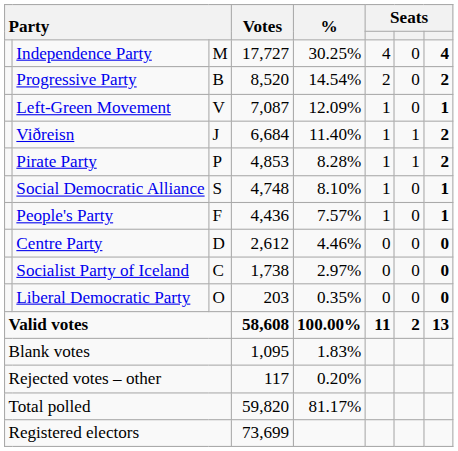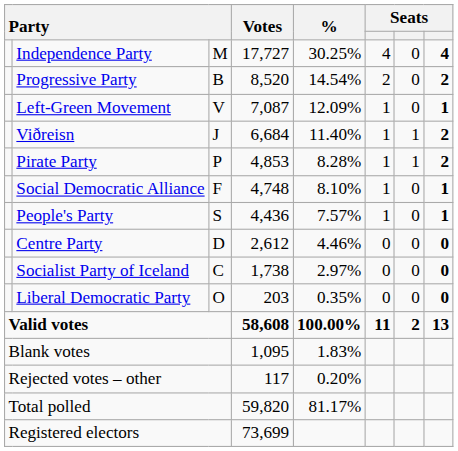(217, 188) S -> (217, 188) F
(217, 216) F -> (217, 216) S
